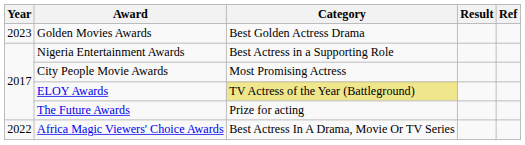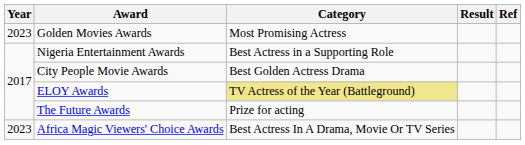(297, 33) Best Golden Actress Drama -> (288, 33) Most Promising Actress
(288, 71) Most Promising Actress -> (297, 71) Best Golden Actress Drama
(19, 129) 2022 -> (19, 129) 2023
